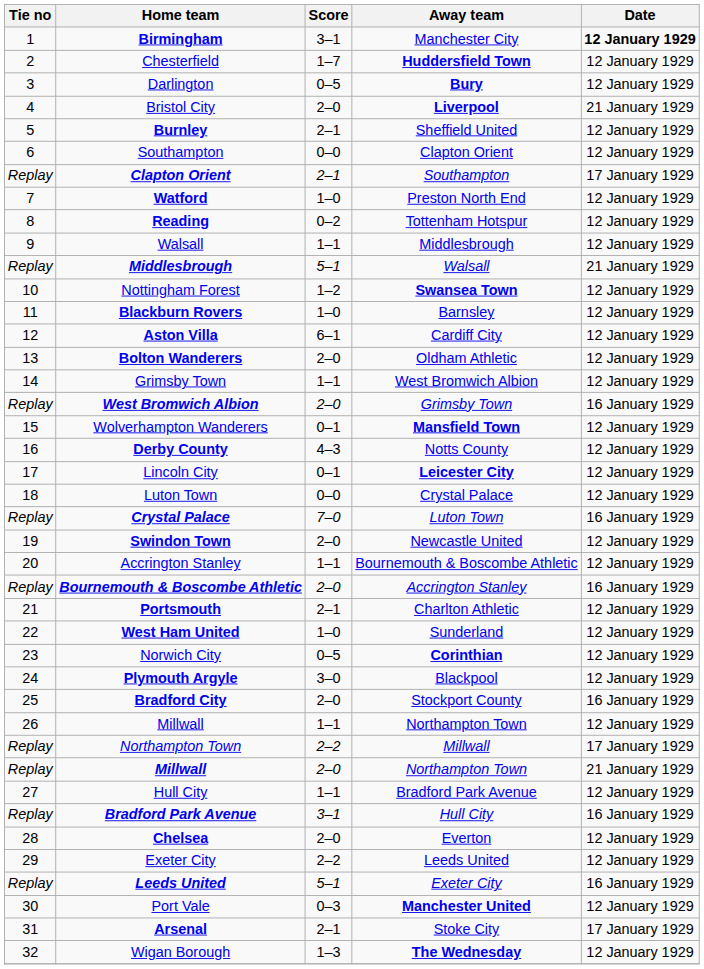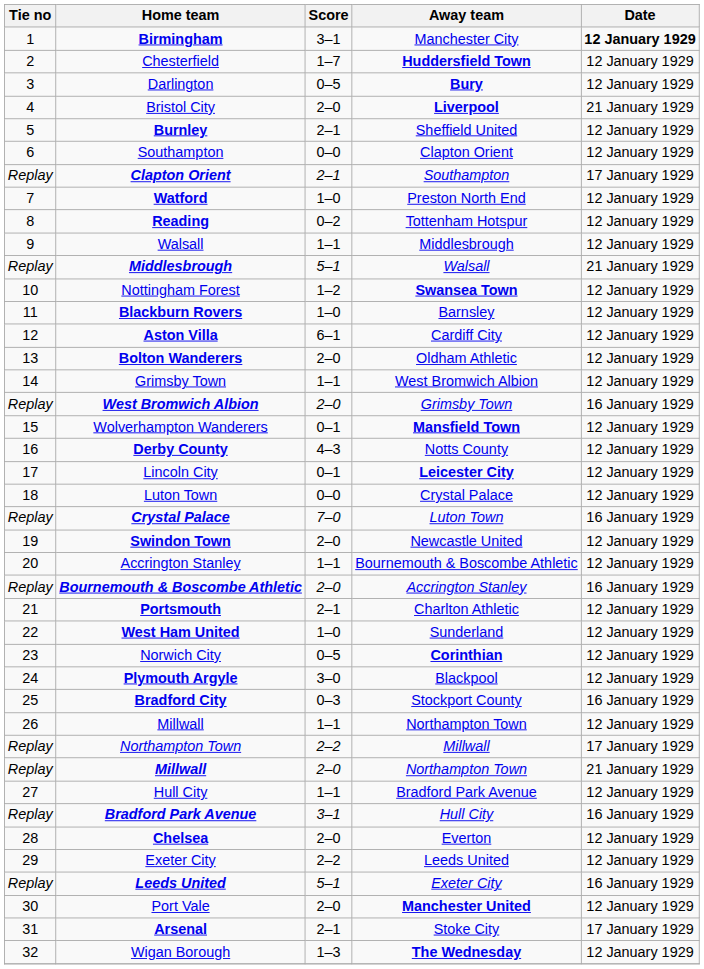(329, 701) 2–0 -> (329, 701) 0–3
(329, 906) 0–3 -> (329, 906) 2–0
